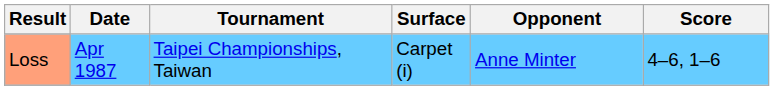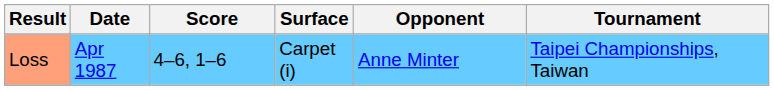columns swapped: (271, 19) <-> (706, 19)
